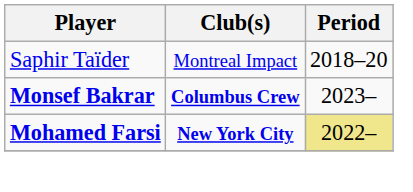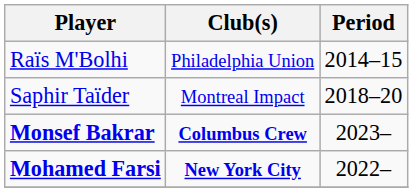+ row: (69, 59)
(349, 132) khaki background -> (363, 169) no background
